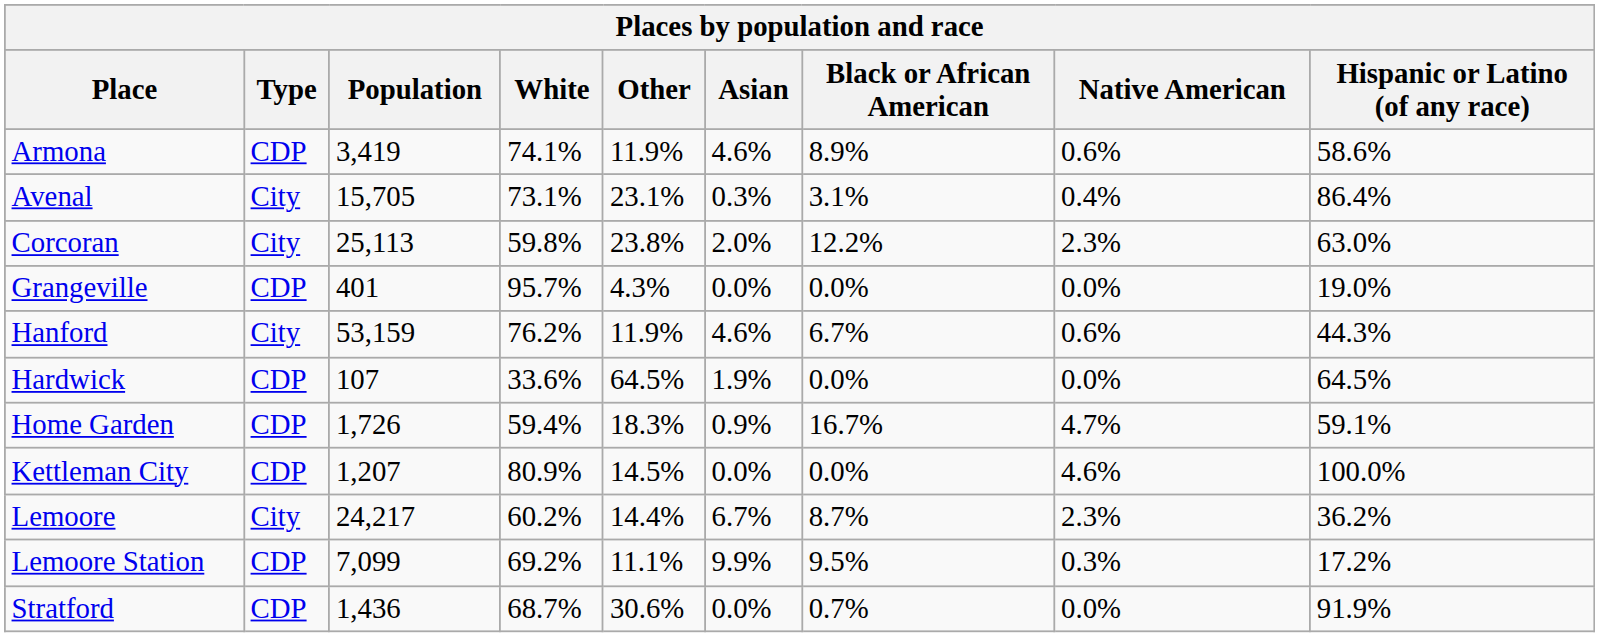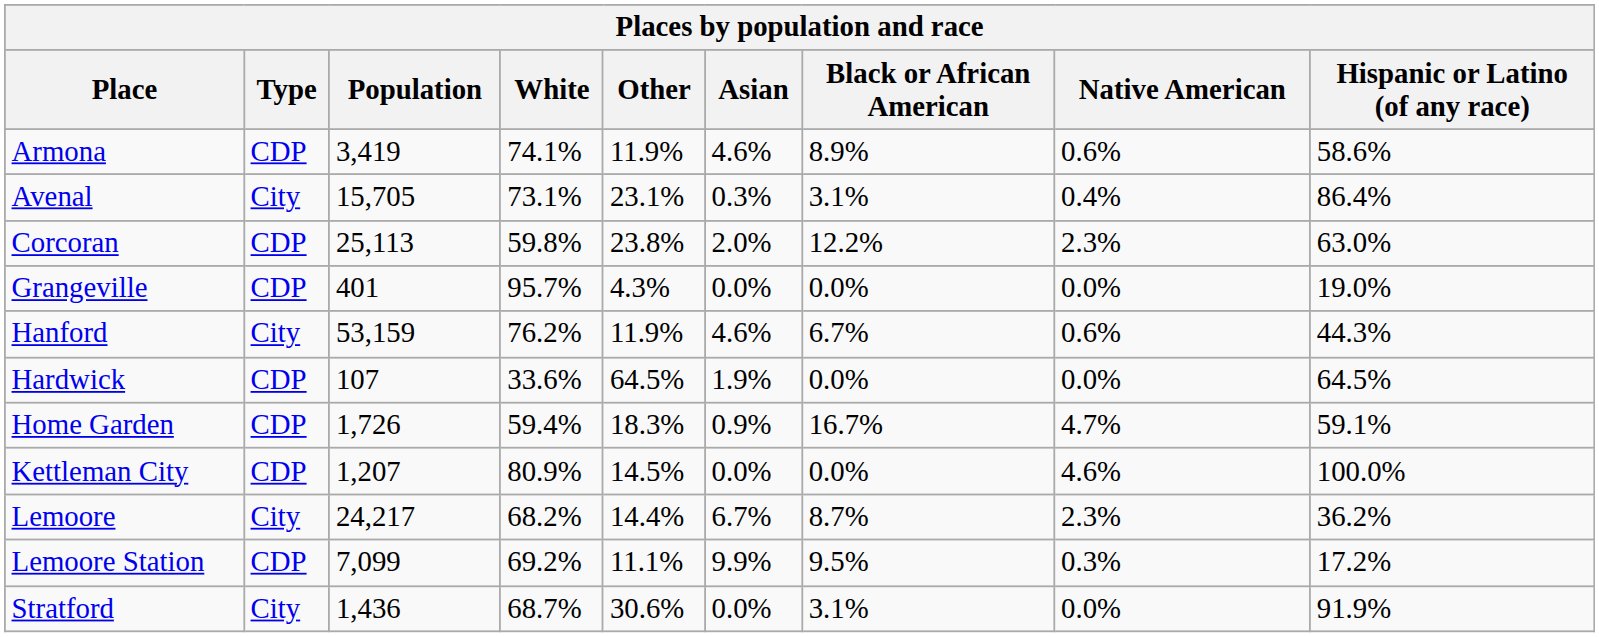(275, 242) City -> (279, 242) CDP
(544, 516) 60.2% -> (544, 516) 68.2%
(279, 607) CDP -> (275, 607) City
(839, 607) 0.7% -> (839, 607) 3.1%
